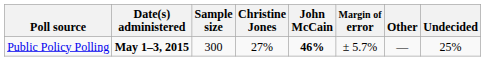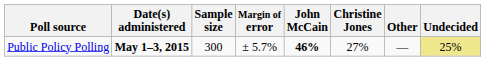columns swapped: (360, 21) <-> (262, 20)
(451, 46) no background -> (451, 46) khaki background
